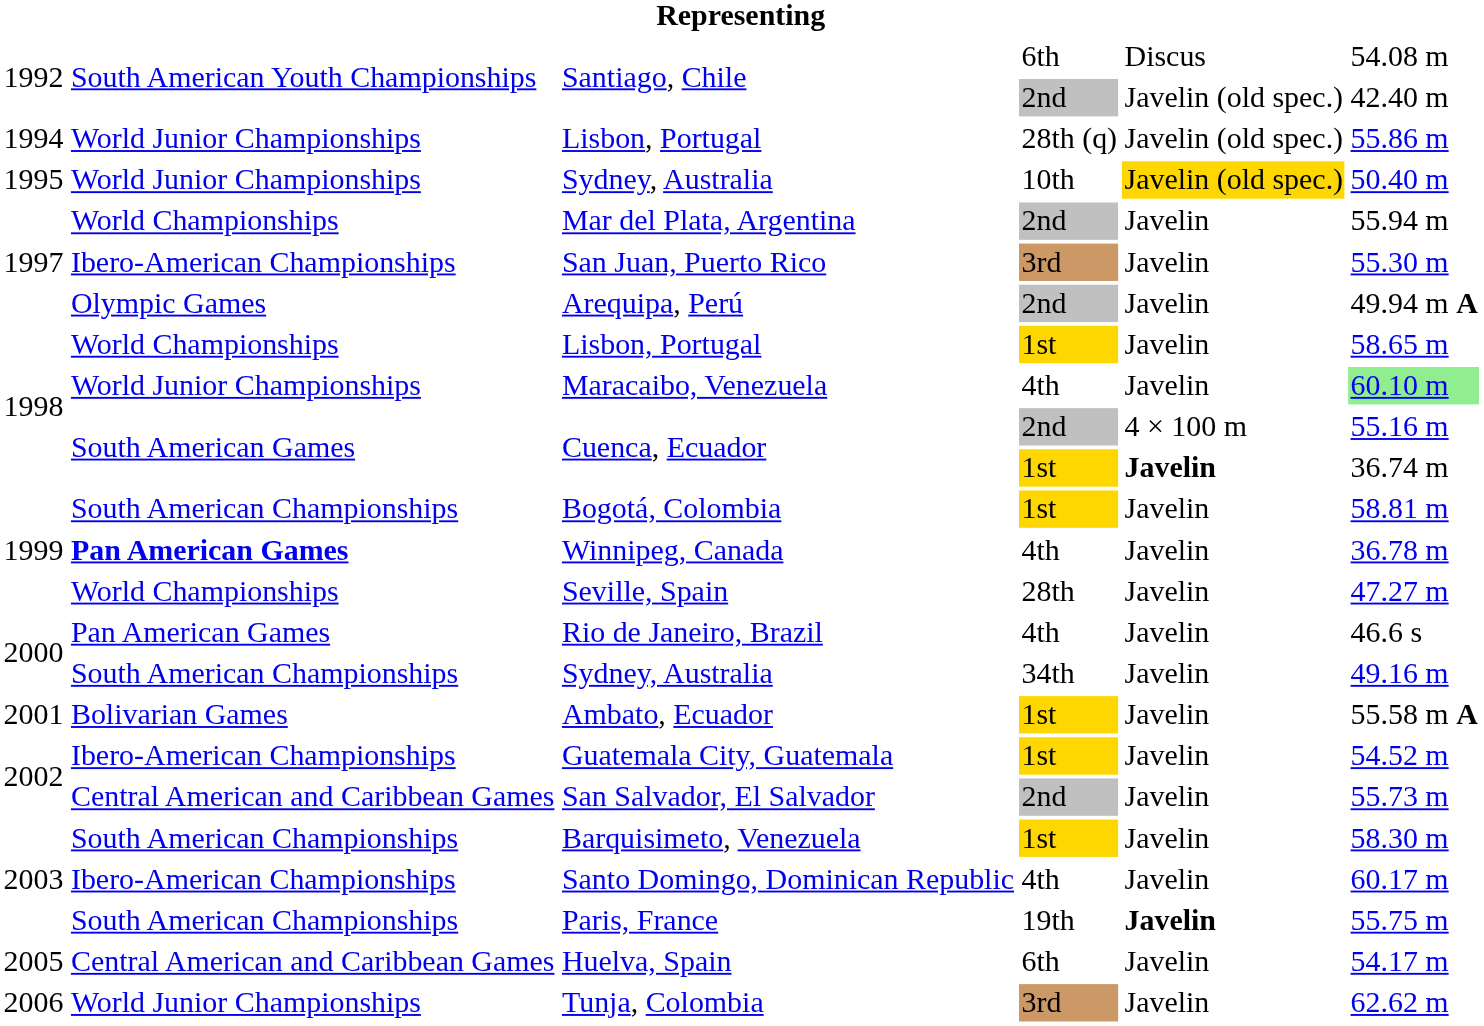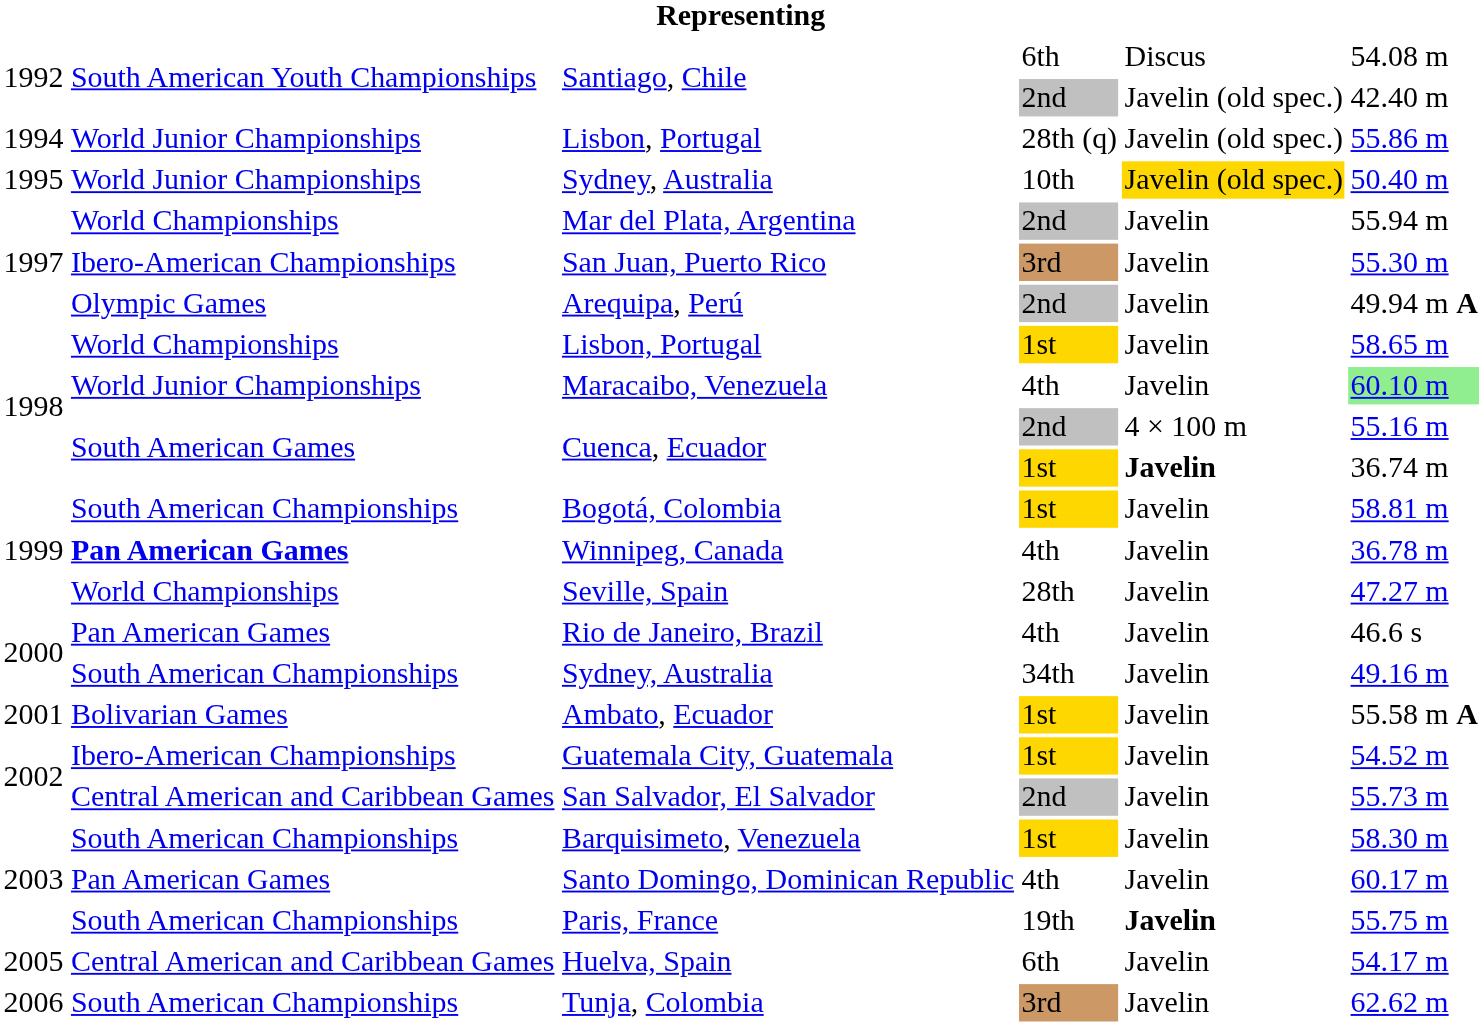(263, 878) Ibero-American Championships -> (201, 878) Pan American Games
(246, 1002) World Junior Championships -> (265, 1002) South American Championships
